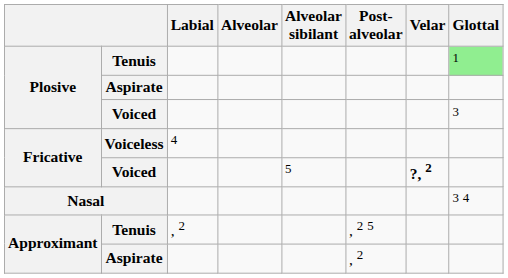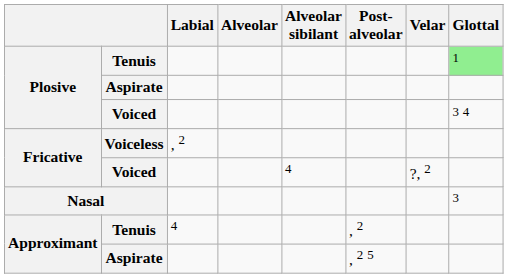(456, 111) 3 -> (461, 114) 3 4
(174, 140) 4 -> (178, 143) , 2
(288, 168) 5 -> (288, 168) 4
(421, 172) bold -> (420, 172) normal
(461, 200) 3 4 -> (456, 197) 3
(178, 229) , 2 -> (174, 226) 4
(361, 229) , 2 5 -> (356, 229) , 2
(356, 258) , 2 -> (361, 258) , 2 5
